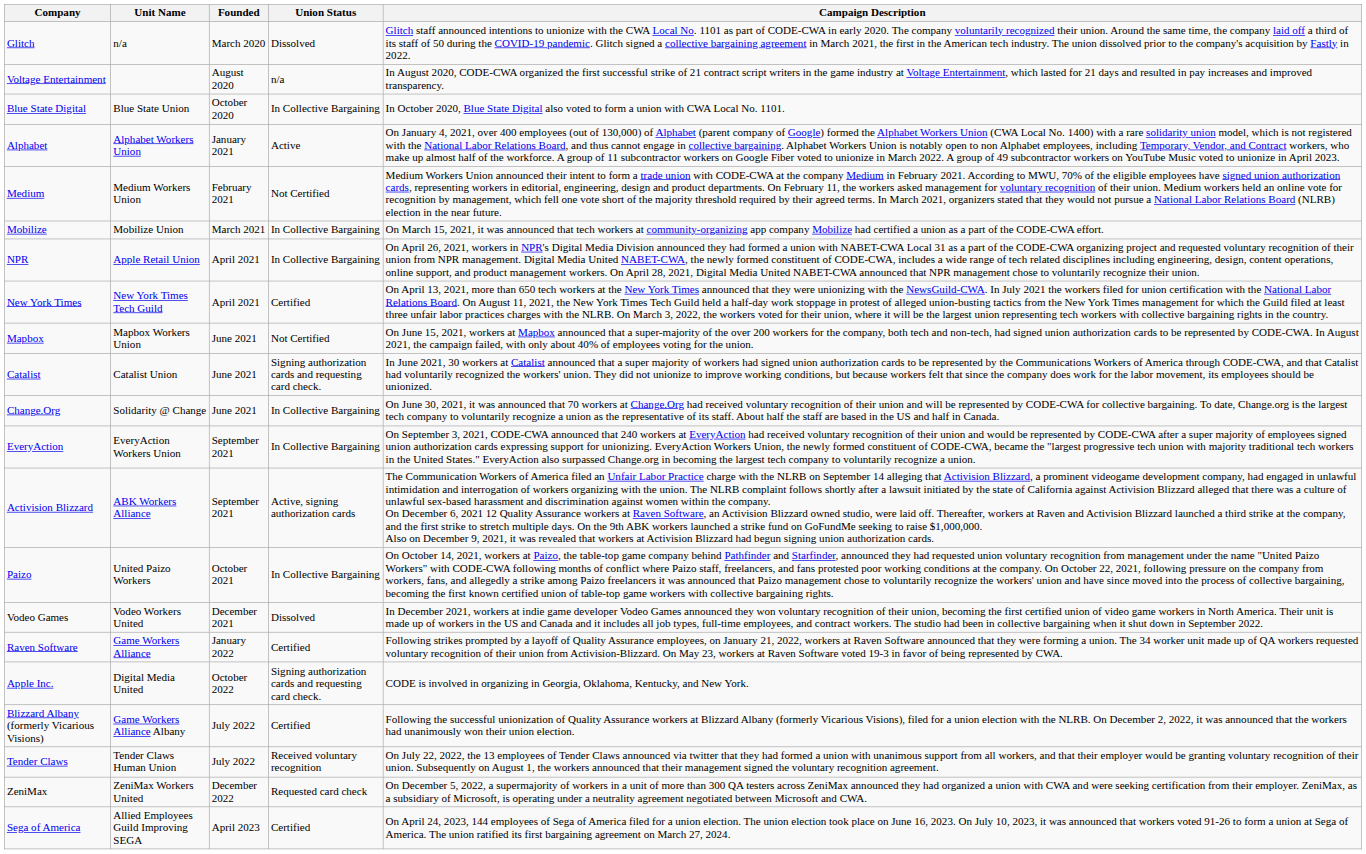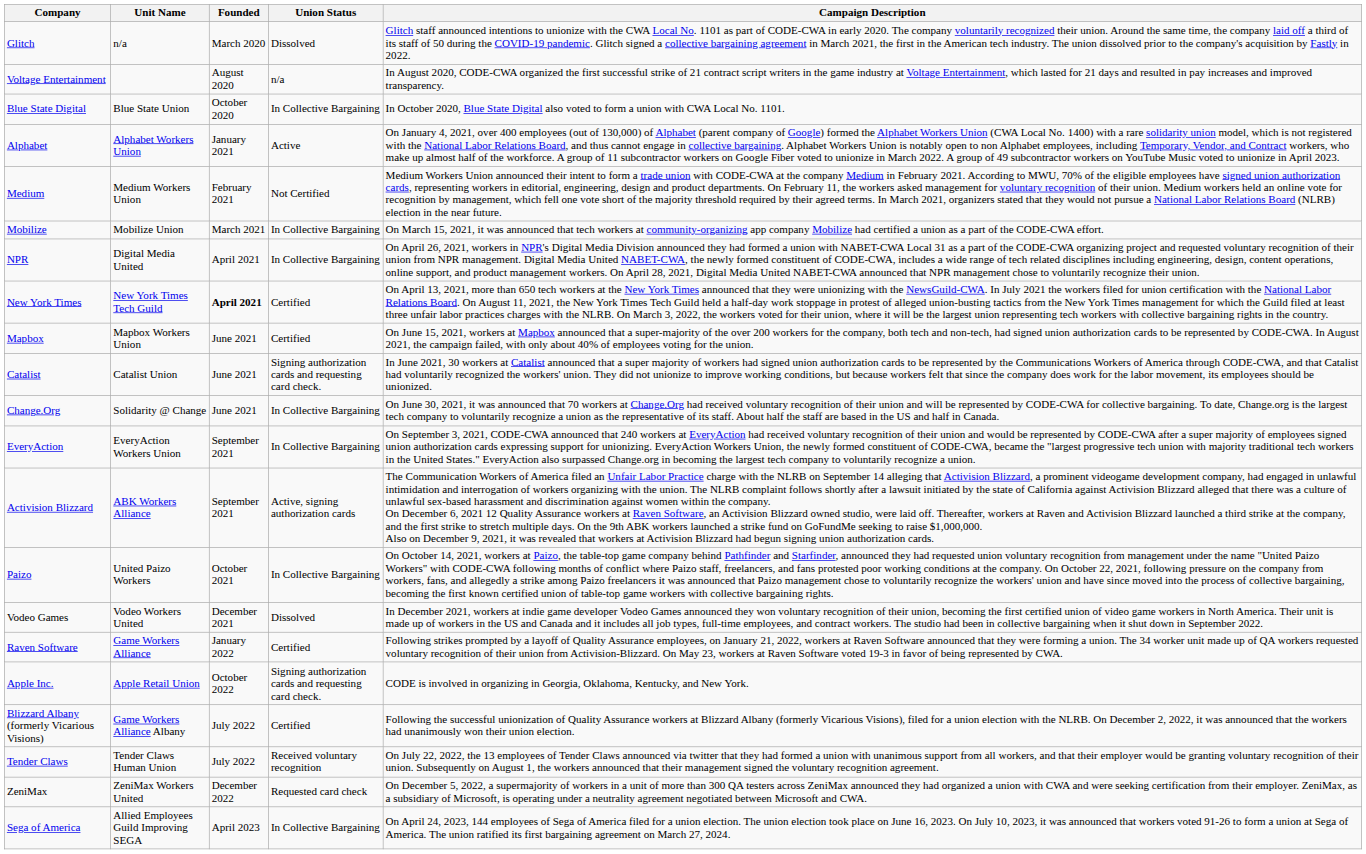(157, 260) Apple Retail Union -> (144, 260) Digital Media United
(236, 302) normal -> (237, 302) bold
(300, 338) Not Certified -> (291, 338) Certified
(144, 683) Digital Media United -> (157, 683) Apple Retail Union
(291, 828) Certified -> (325, 828) In Collective Bargaining
